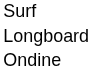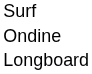rows swapped: (32, 60) <-> (46, 36)
